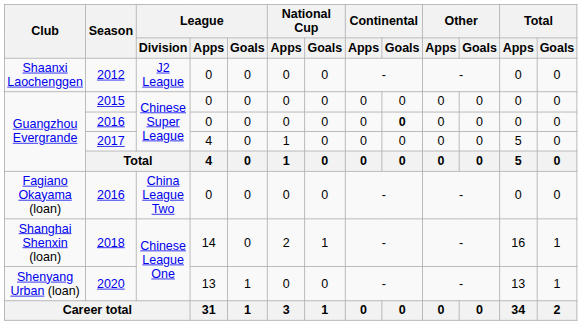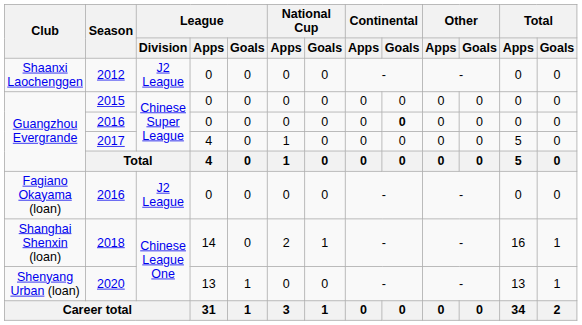(163, 195) China League Two -> (163, 195) J2 League
